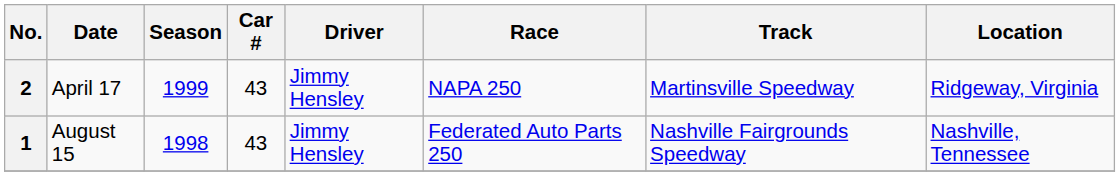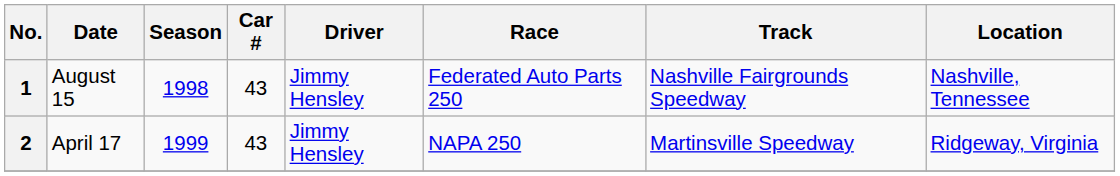rows swapped: (26, 143) <-> (26, 87)
